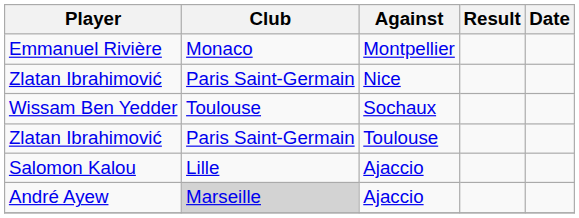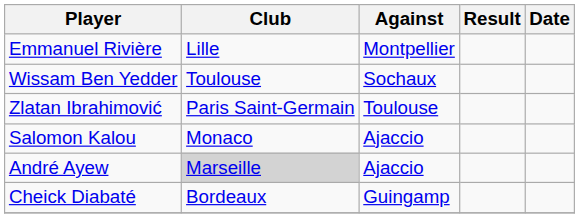(219, 49) Monaco -> (203, 49) Lille
- row: (85, 78)
(203, 167) Lille -> (219, 138) Monaco
+ row: (72, 197)
